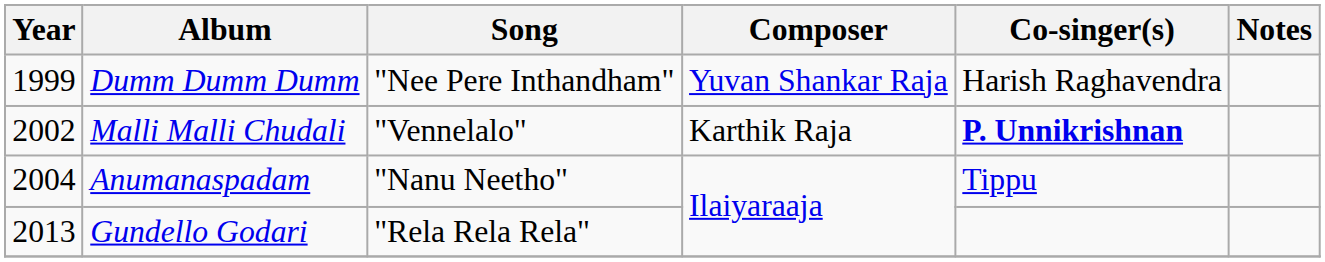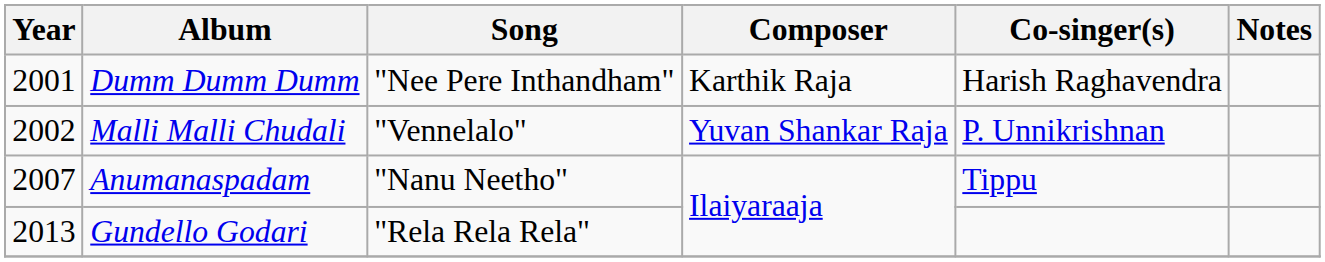(44, 79) 1999 -> (44, 79) 2001
(818, 79) Yuvan Shankar Raja -> (770, 79) Karthik Raja
(770, 130) Karthik Raja -> (818, 130) Yuvan Shankar Raja
(1073, 130) bold -> (1064, 130) normal
(44, 180) 2004 -> (44, 180) 2007
